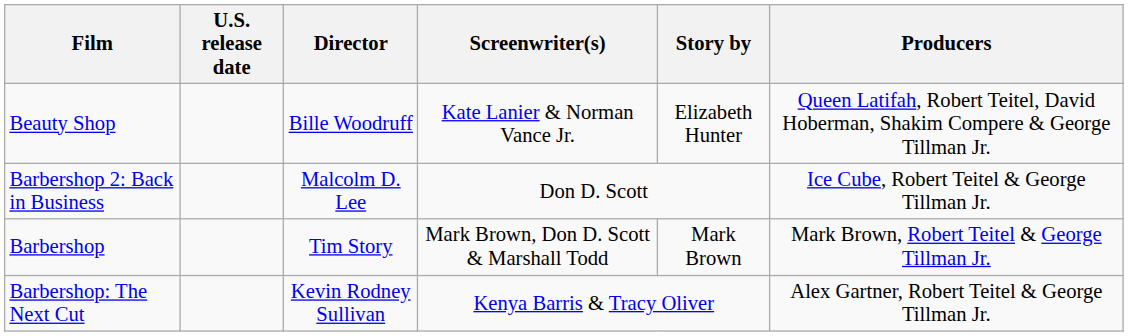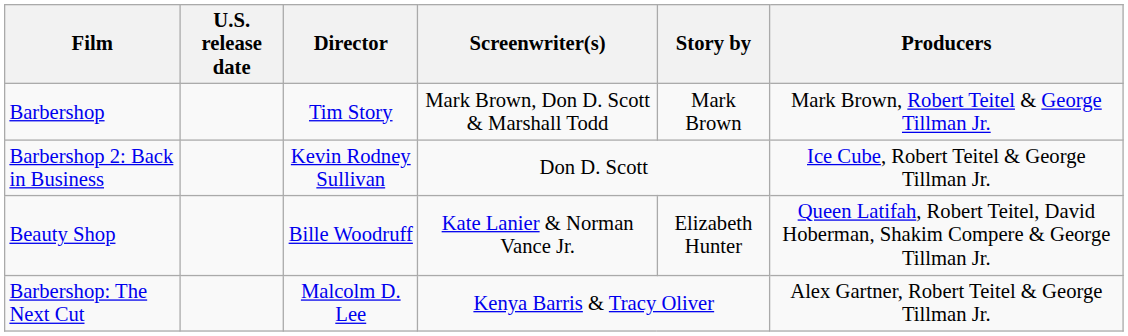rows swapped: (57, 246) <-> (62, 123)
(351, 190) Malcolm D. Lee -> (351, 167) Kevin Rodney Sullivan
(351, 302) Kevin Rodney Sullivan -> (351, 302) Malcolm D. Lee
